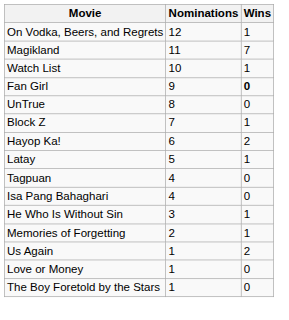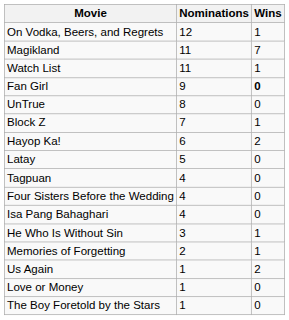(175, 68) 10 -> (185, 68) 11
(247, 159) 1 -> (258, 159) 0
+ row: (90, 196)
